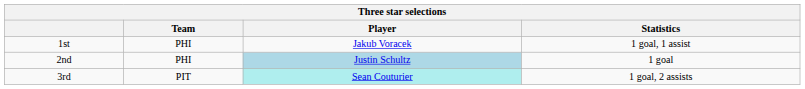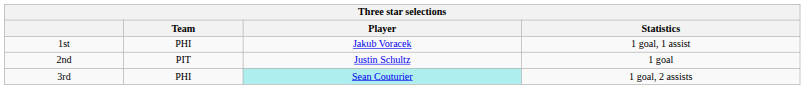(183, 60) PHI -> (183, 60) PIT
(382, 60) lightblue background -> (382, 60) no background
(183, 76) PIT -> (183, 76) PHI
